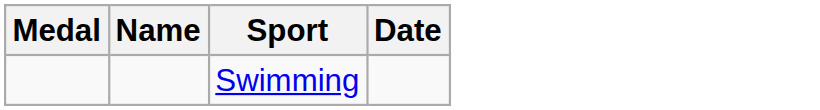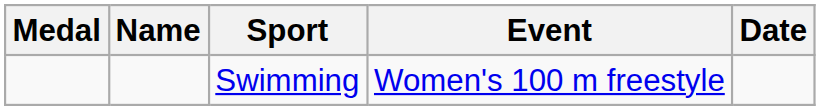+ column: (549, 30)
